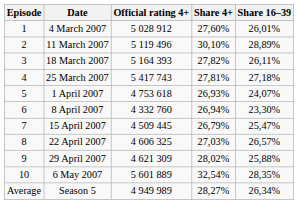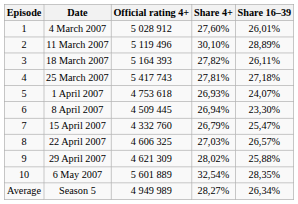(151, 110) 4 332 760 -> (151, 110) 4 509 445
(151, 126) 4 509 445 -> (151, 126) 4 332 760
